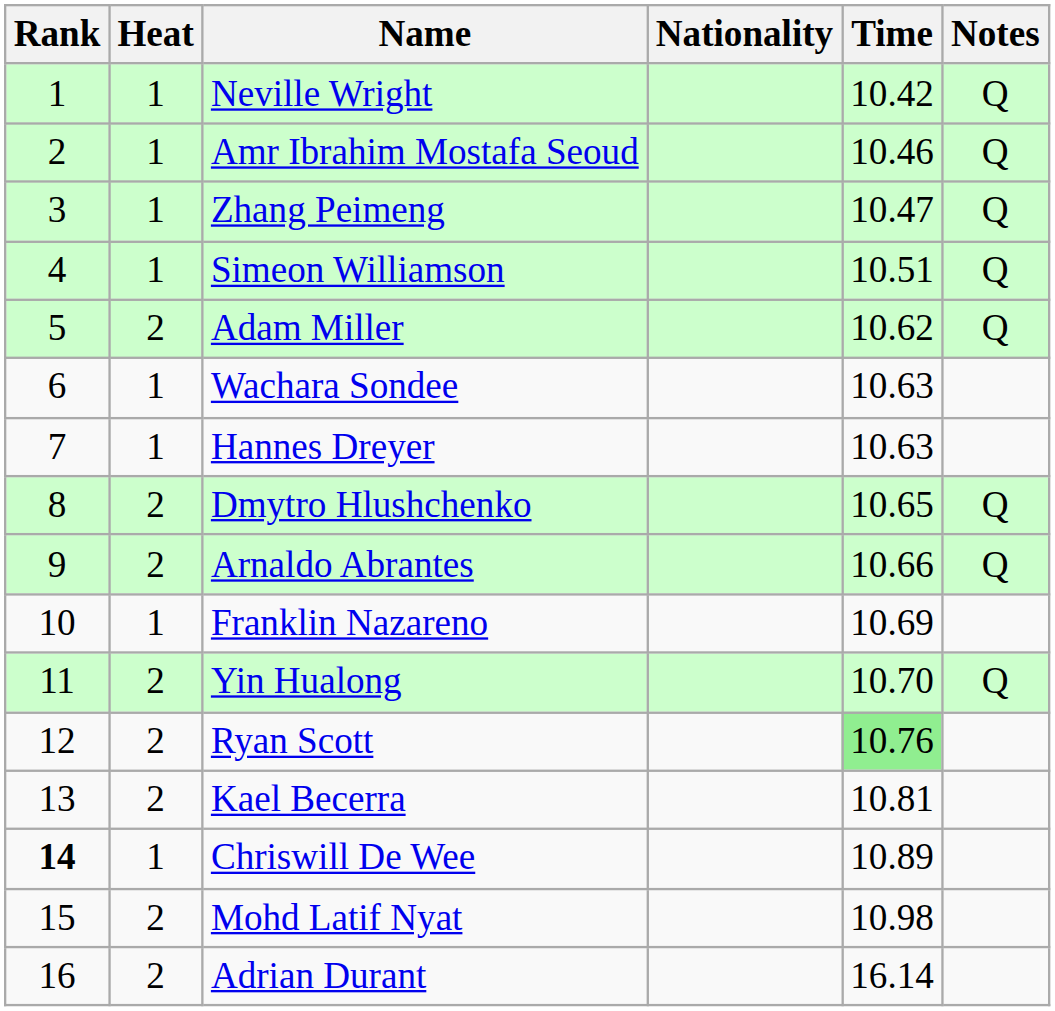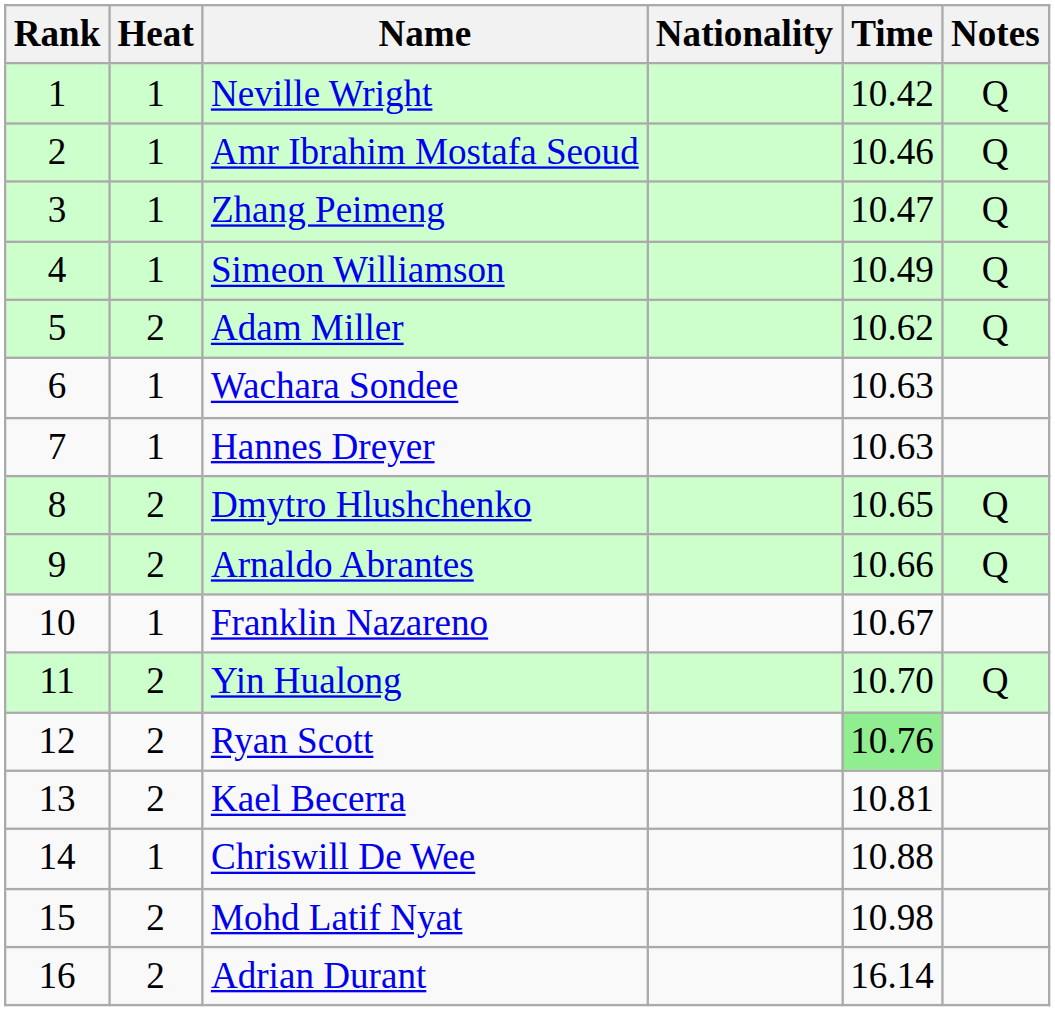(892, 269) 10.51 -> (892, 269) 10.49
(892, 622) 10.69 -> (892, 622) 10.67
(57, 858) bold -> (57, 858) normal
(892, 858) 10.89 -> (892, 858) 10.88
